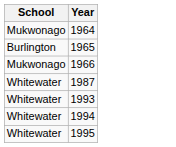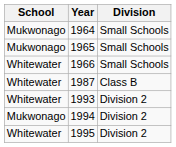+ column: (134, 13)
(31, 47) Burlington -> (36, 47) Mukwonago
(36, 64) Mukwonago -> (34, 64) Whitewater
(34, 116) Whitewater -> (36, 116) Mukwonago
